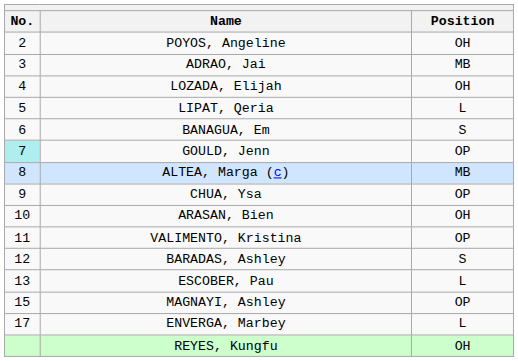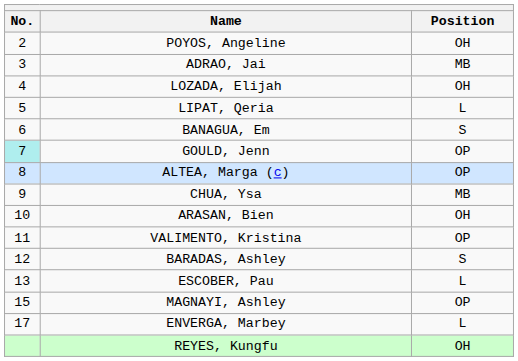(463, 173) MB -> (463, 173) OP
(463, 195) OP -> (463, 195) MB
